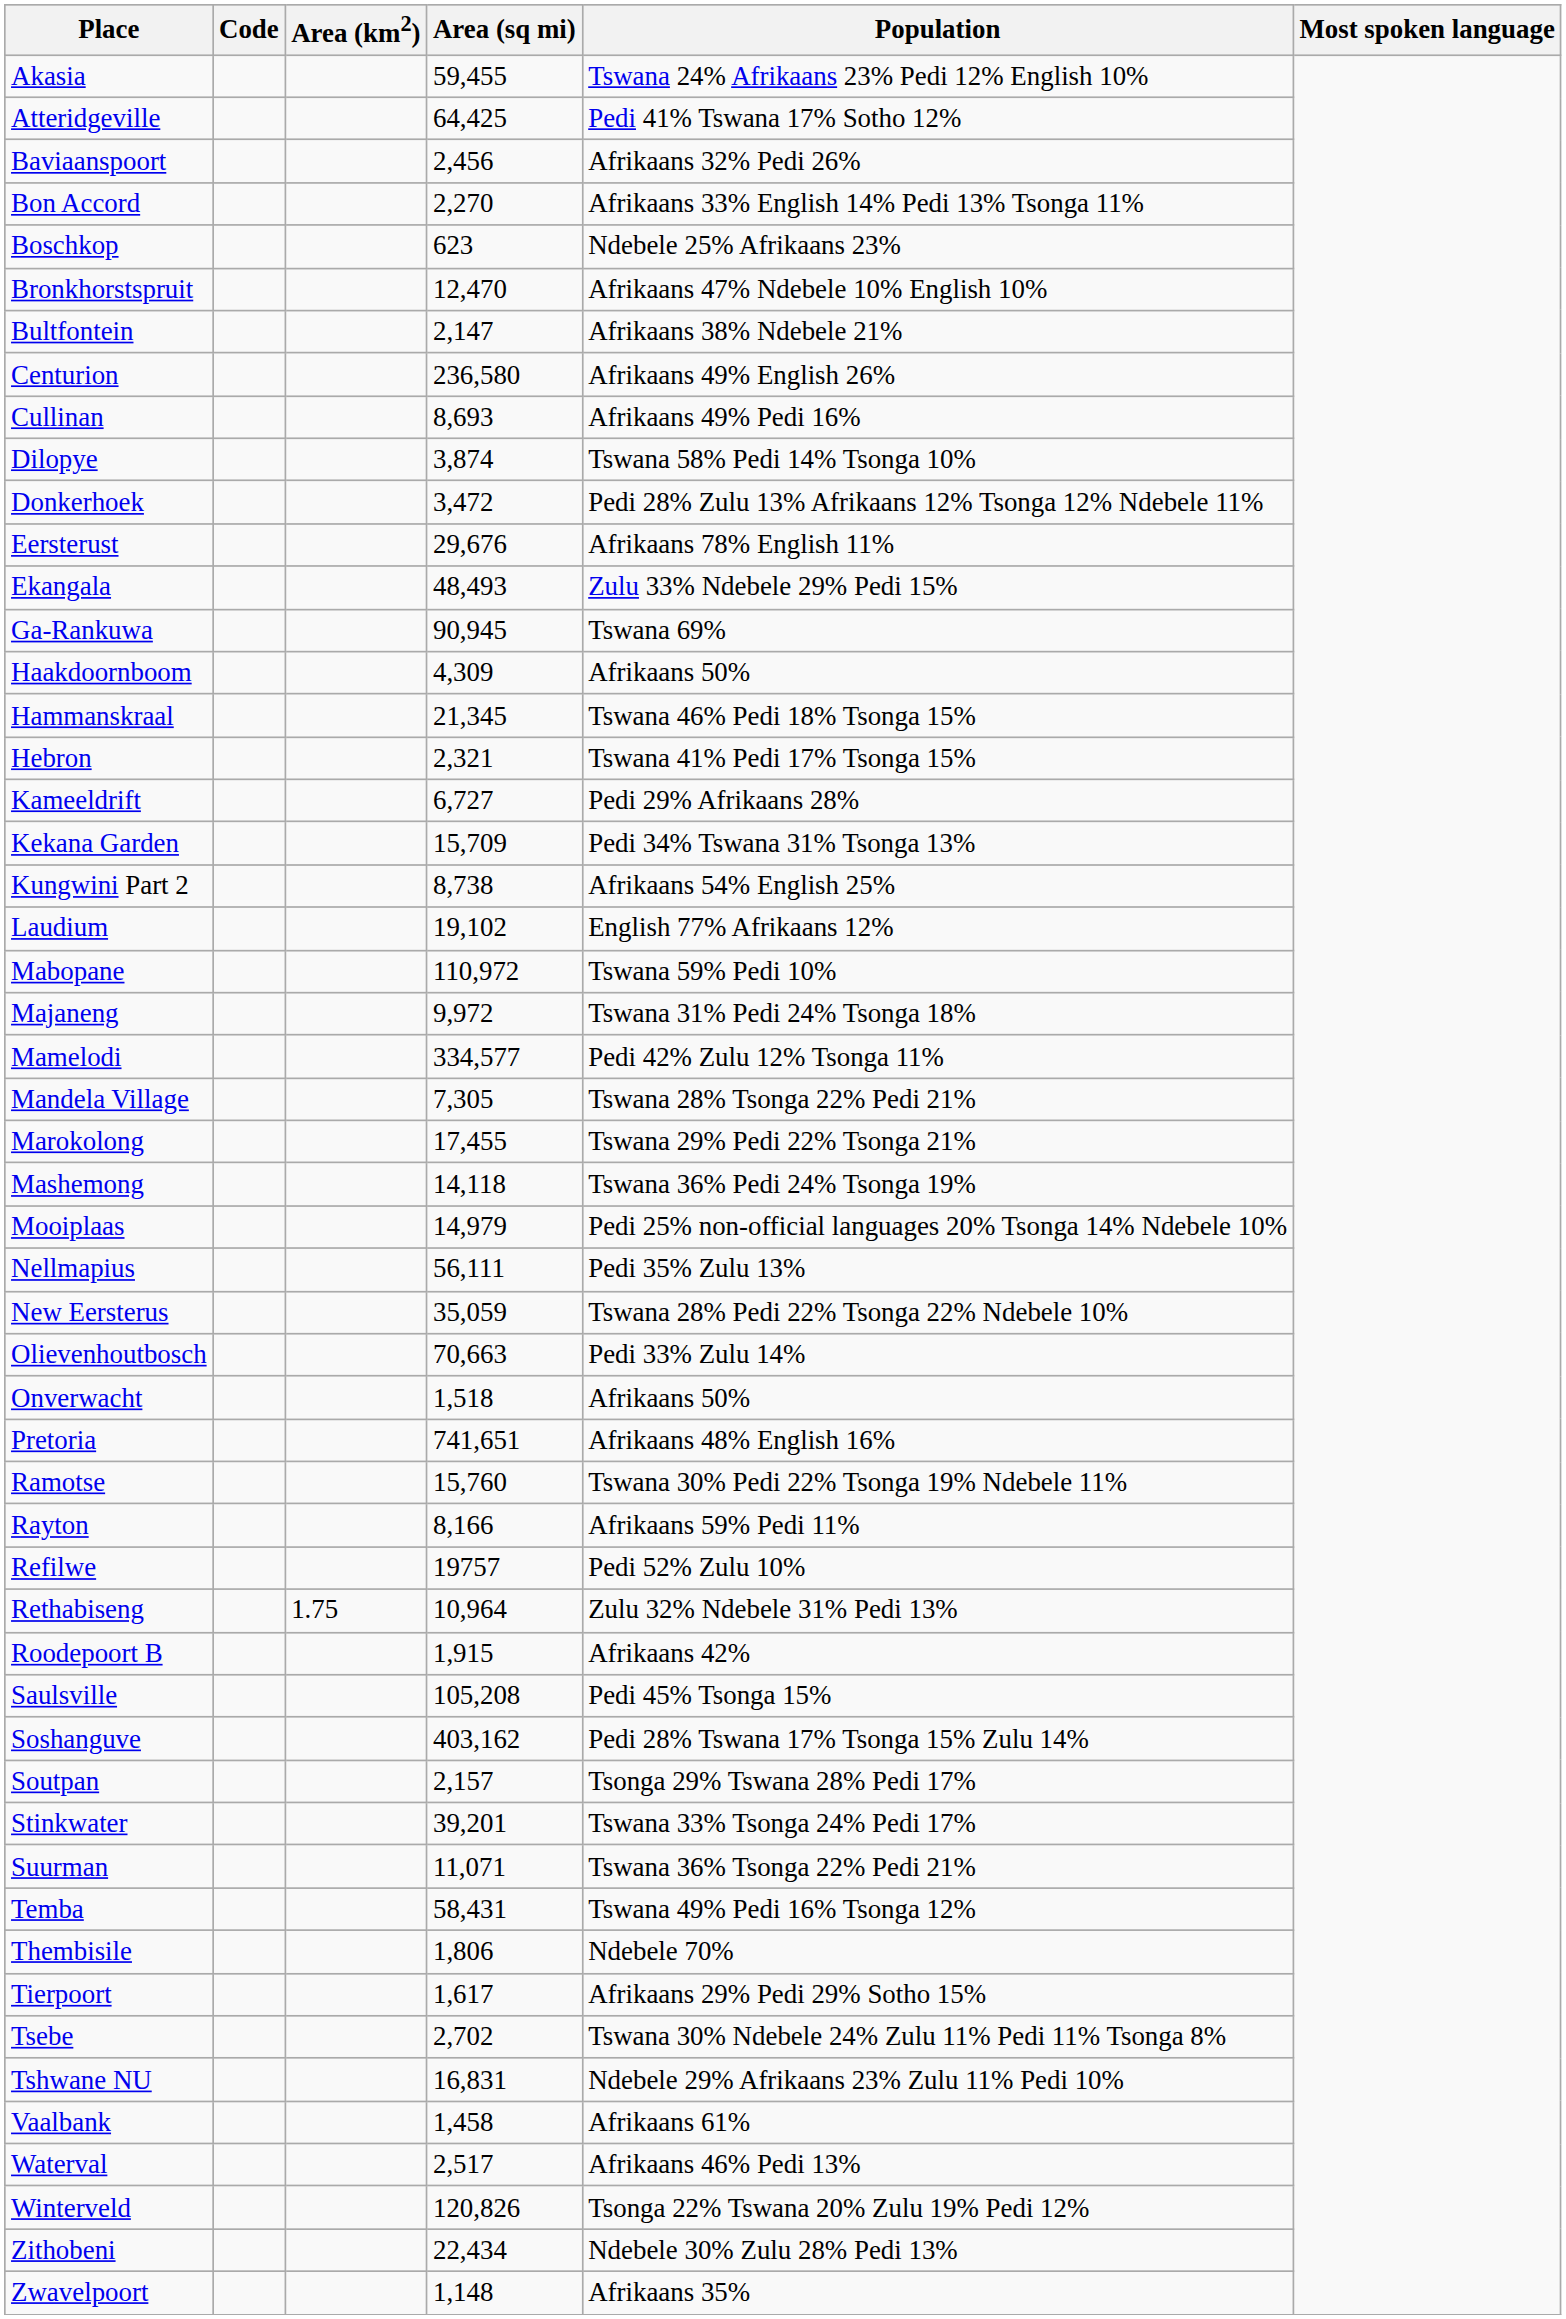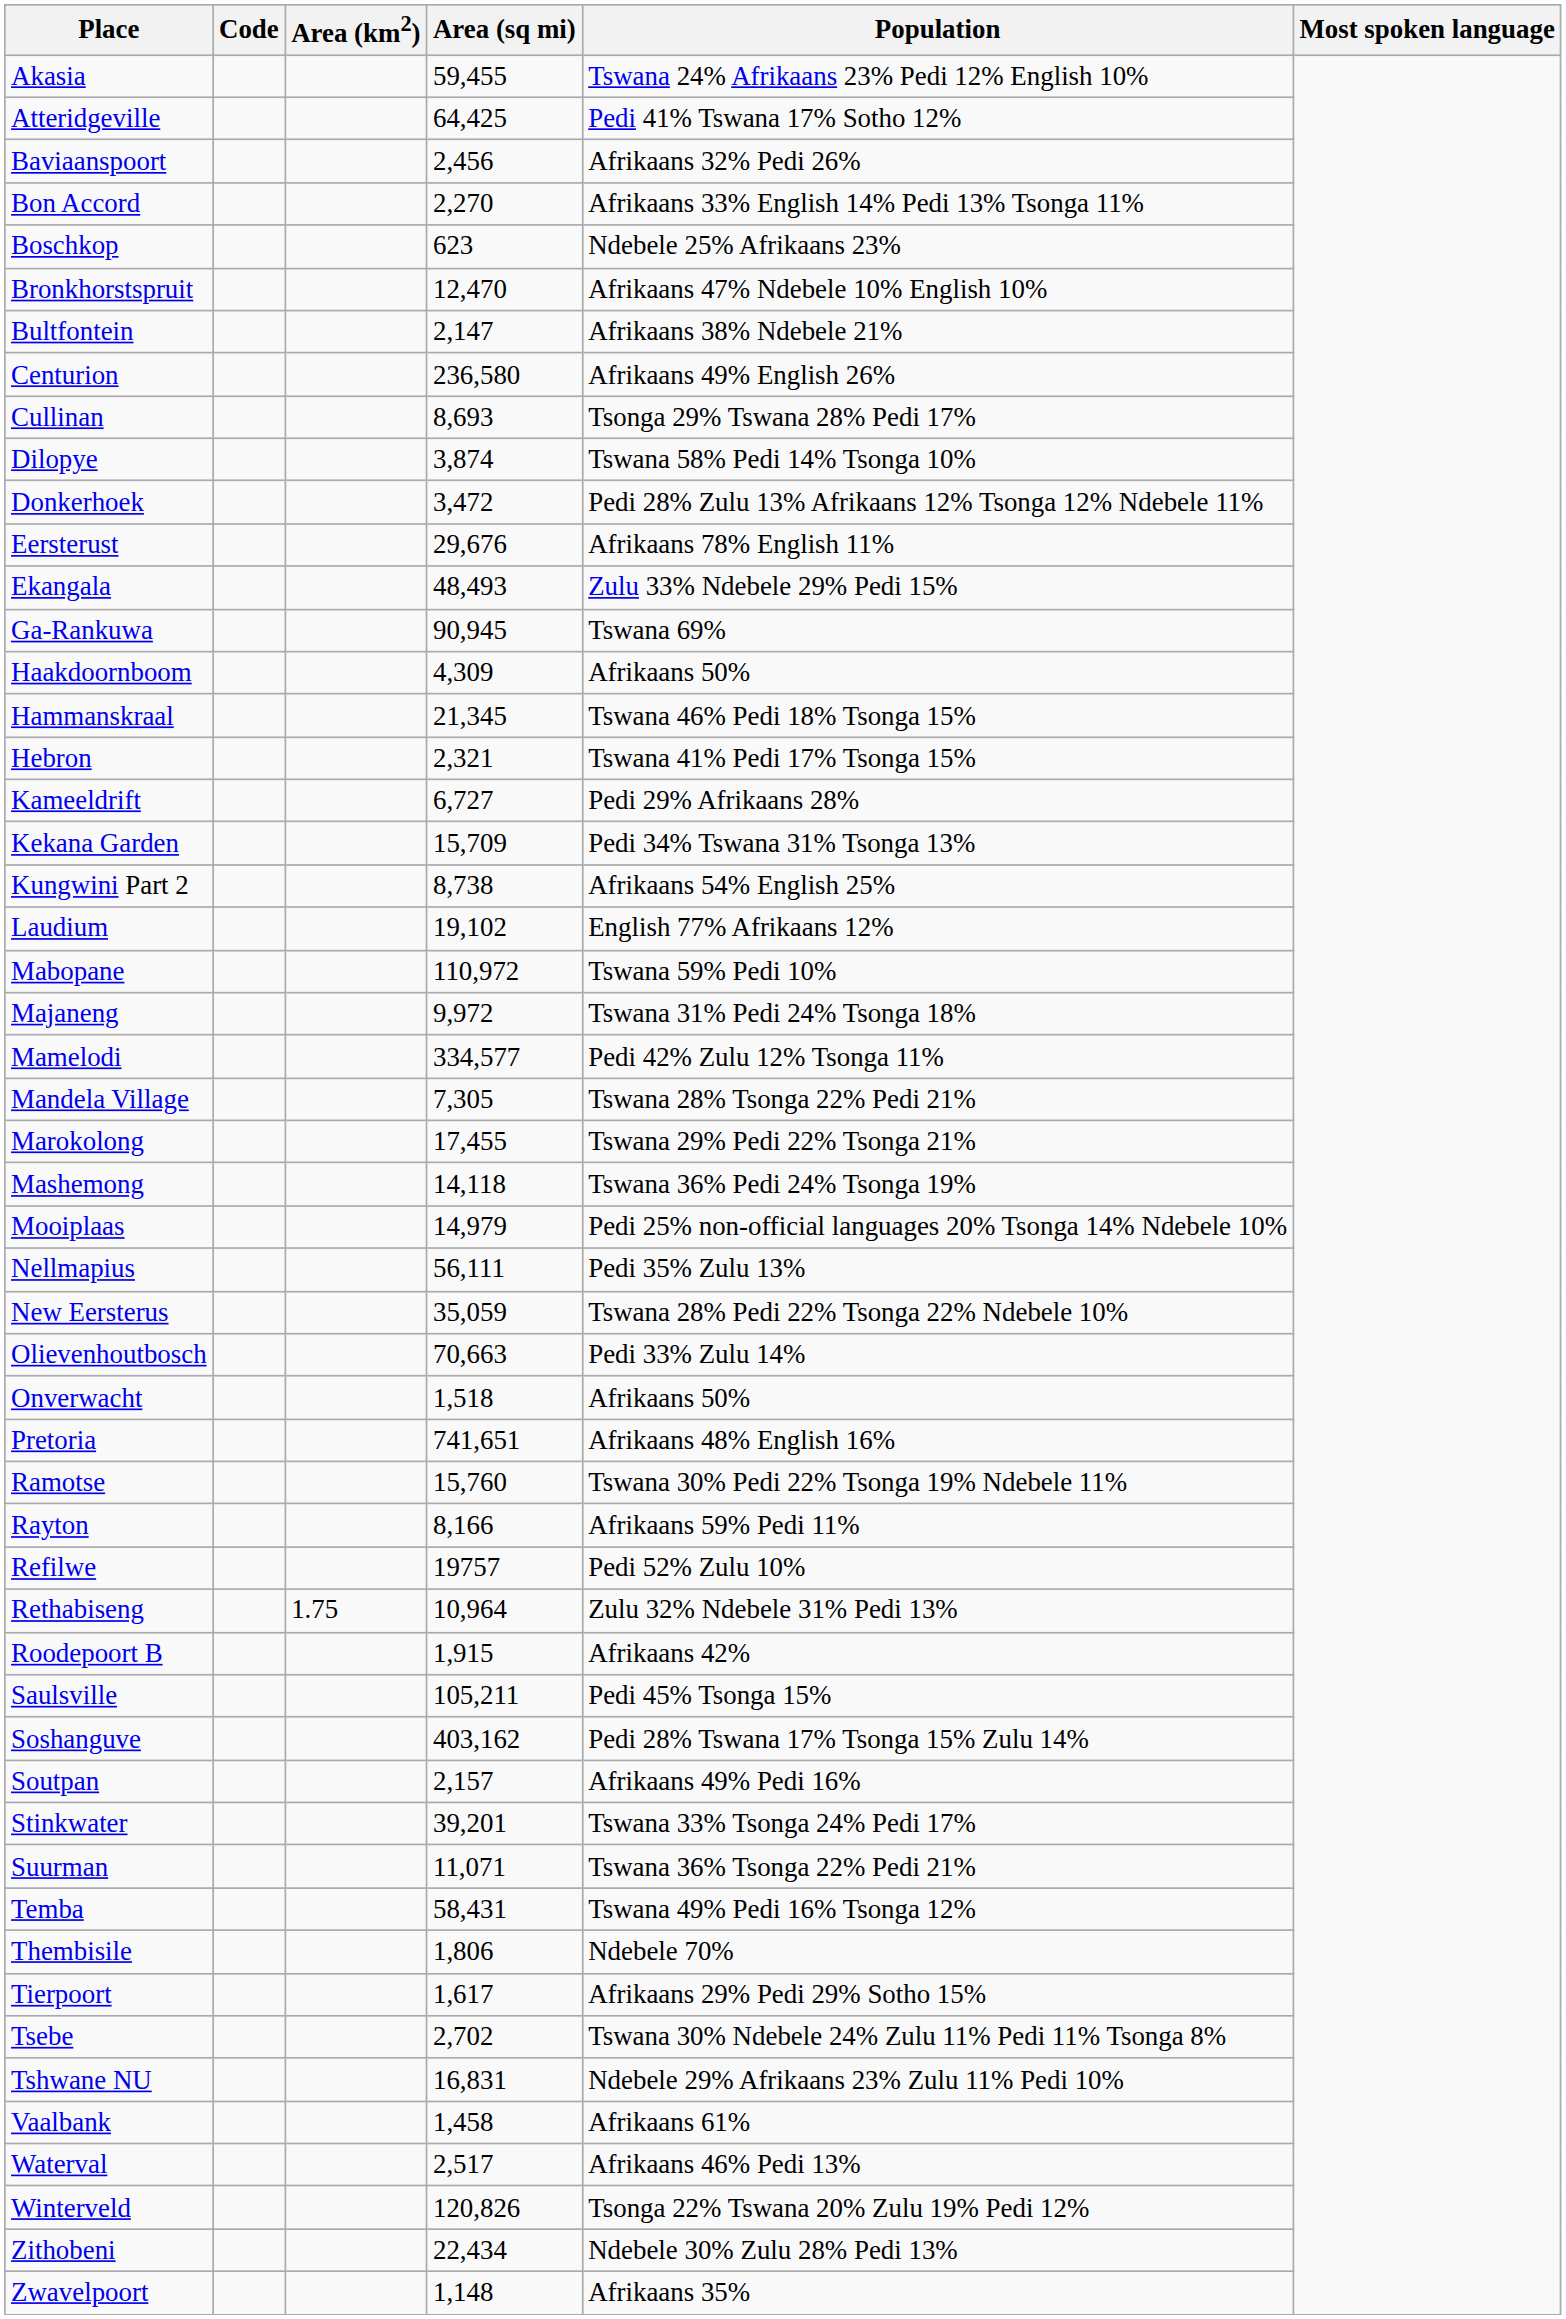(724, 416) Afrikaans 49% Pedi 16% -> (782, 416) Tsonga 29% Tswana 28% Pedi 17%
(477, 1695) 105,208 -> (476, 1695) 105,211
(782, 1780) Tsonga 29% Tswana 28% Pedi 17% -> (724, 1780) Afrikaans 49% Pedi 16%
